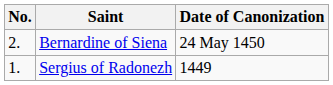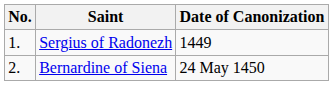rows swapped: (106, 67) <-> (103, 42)
